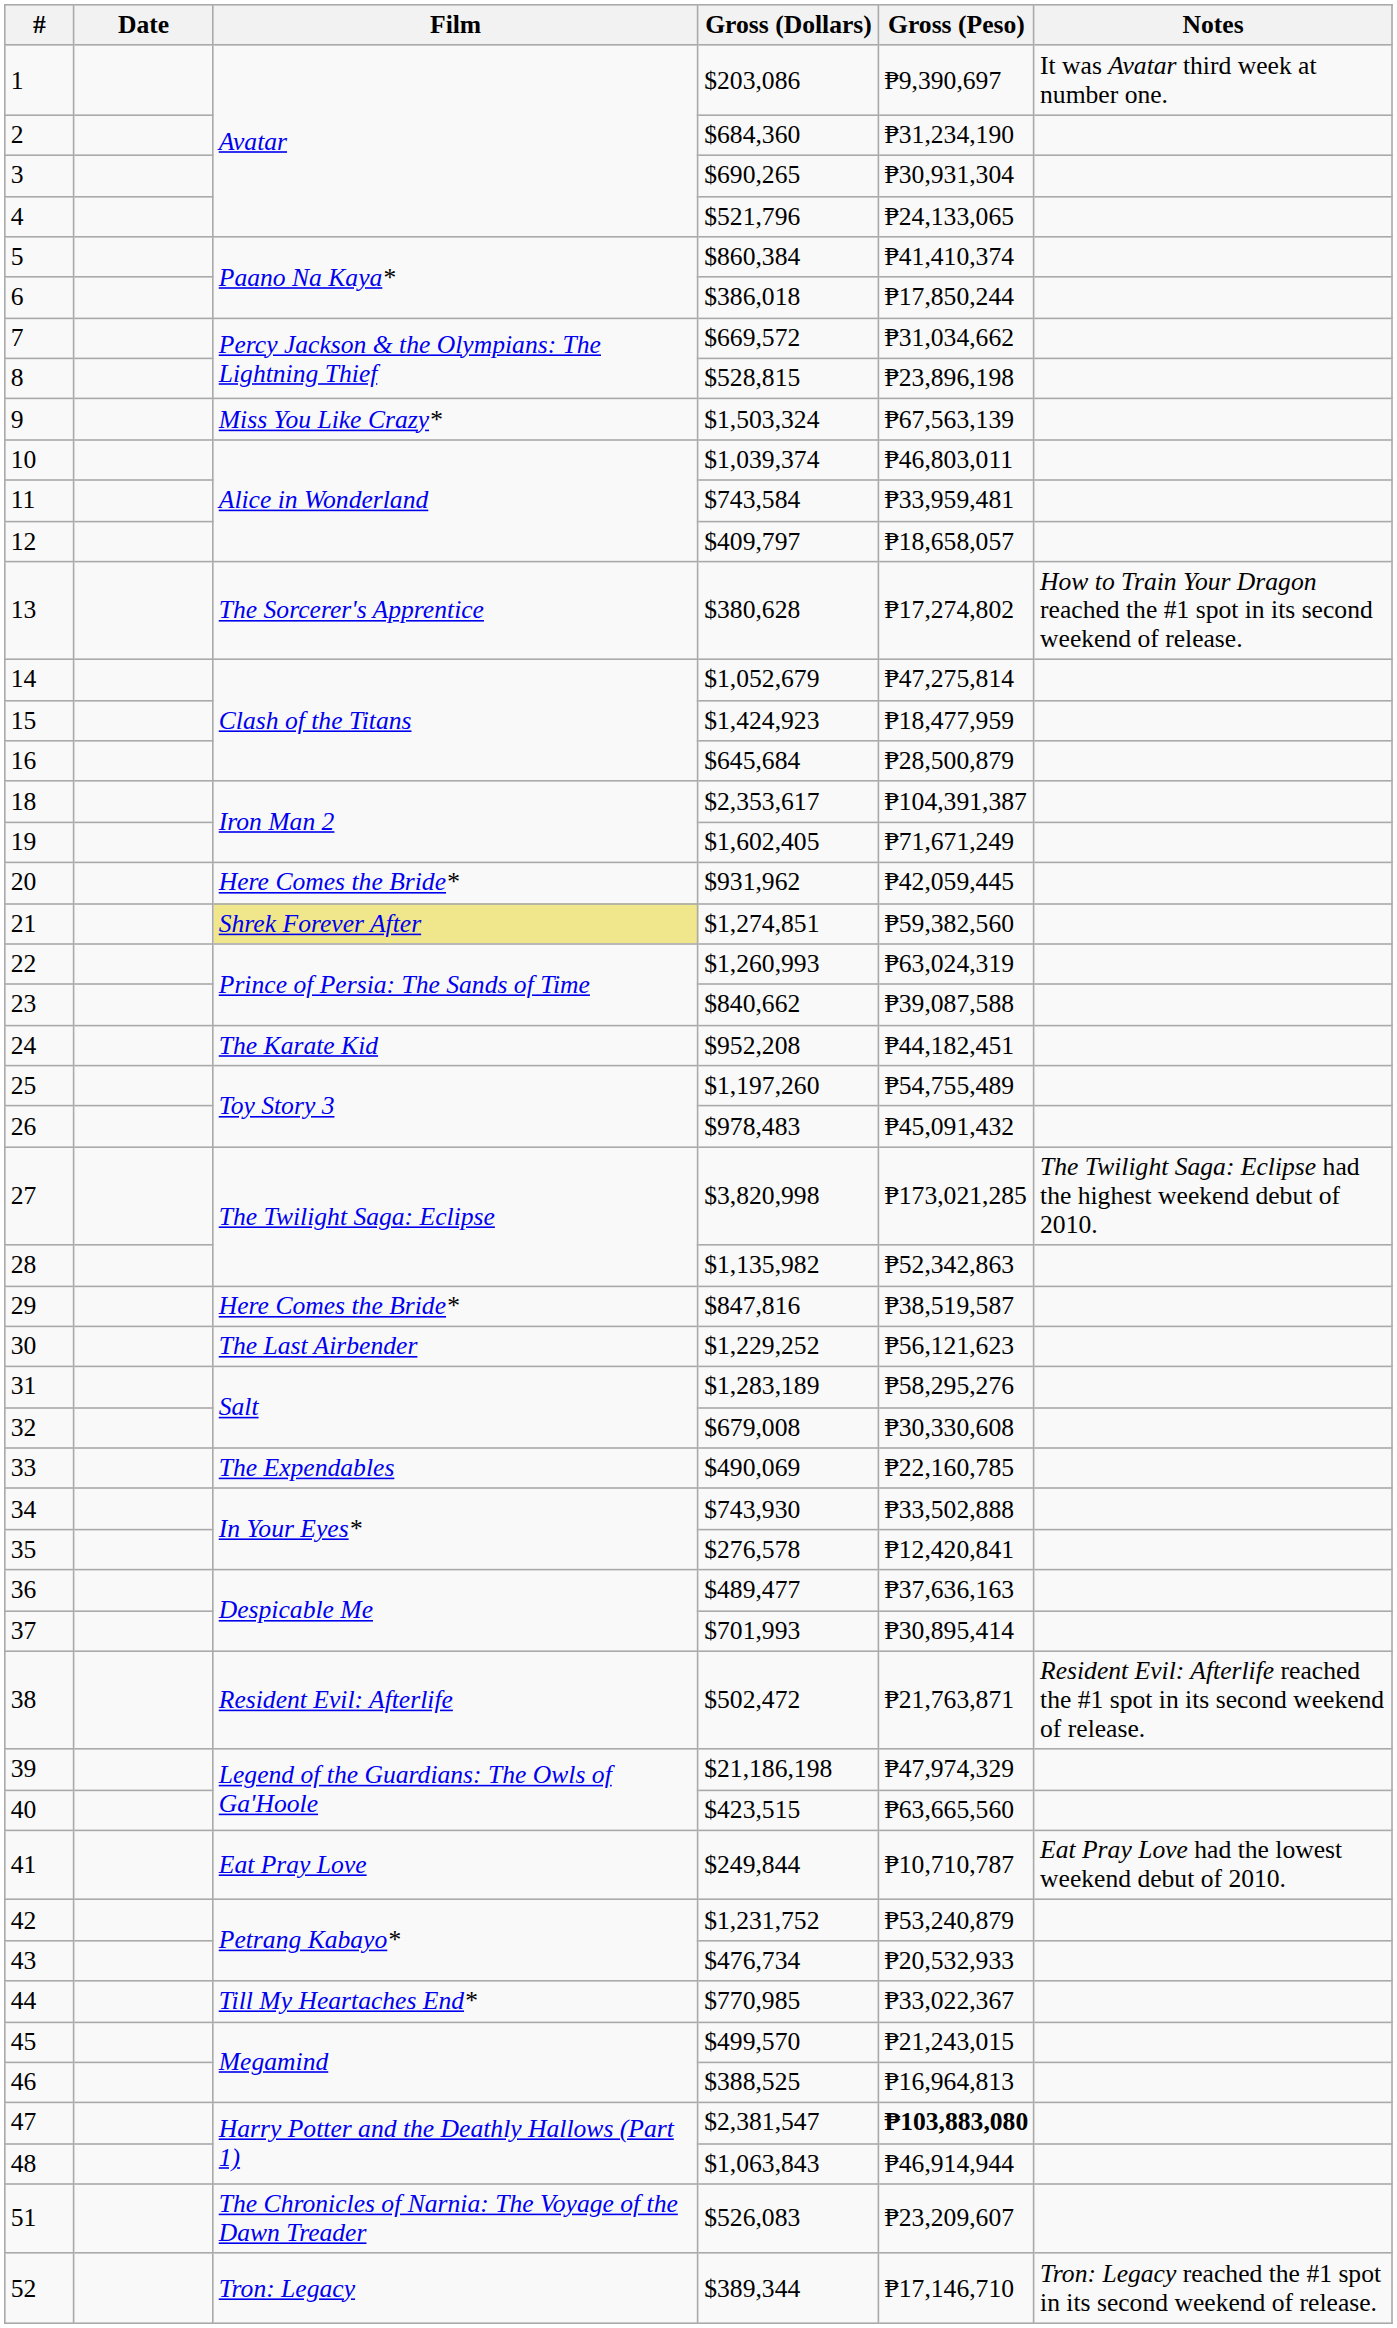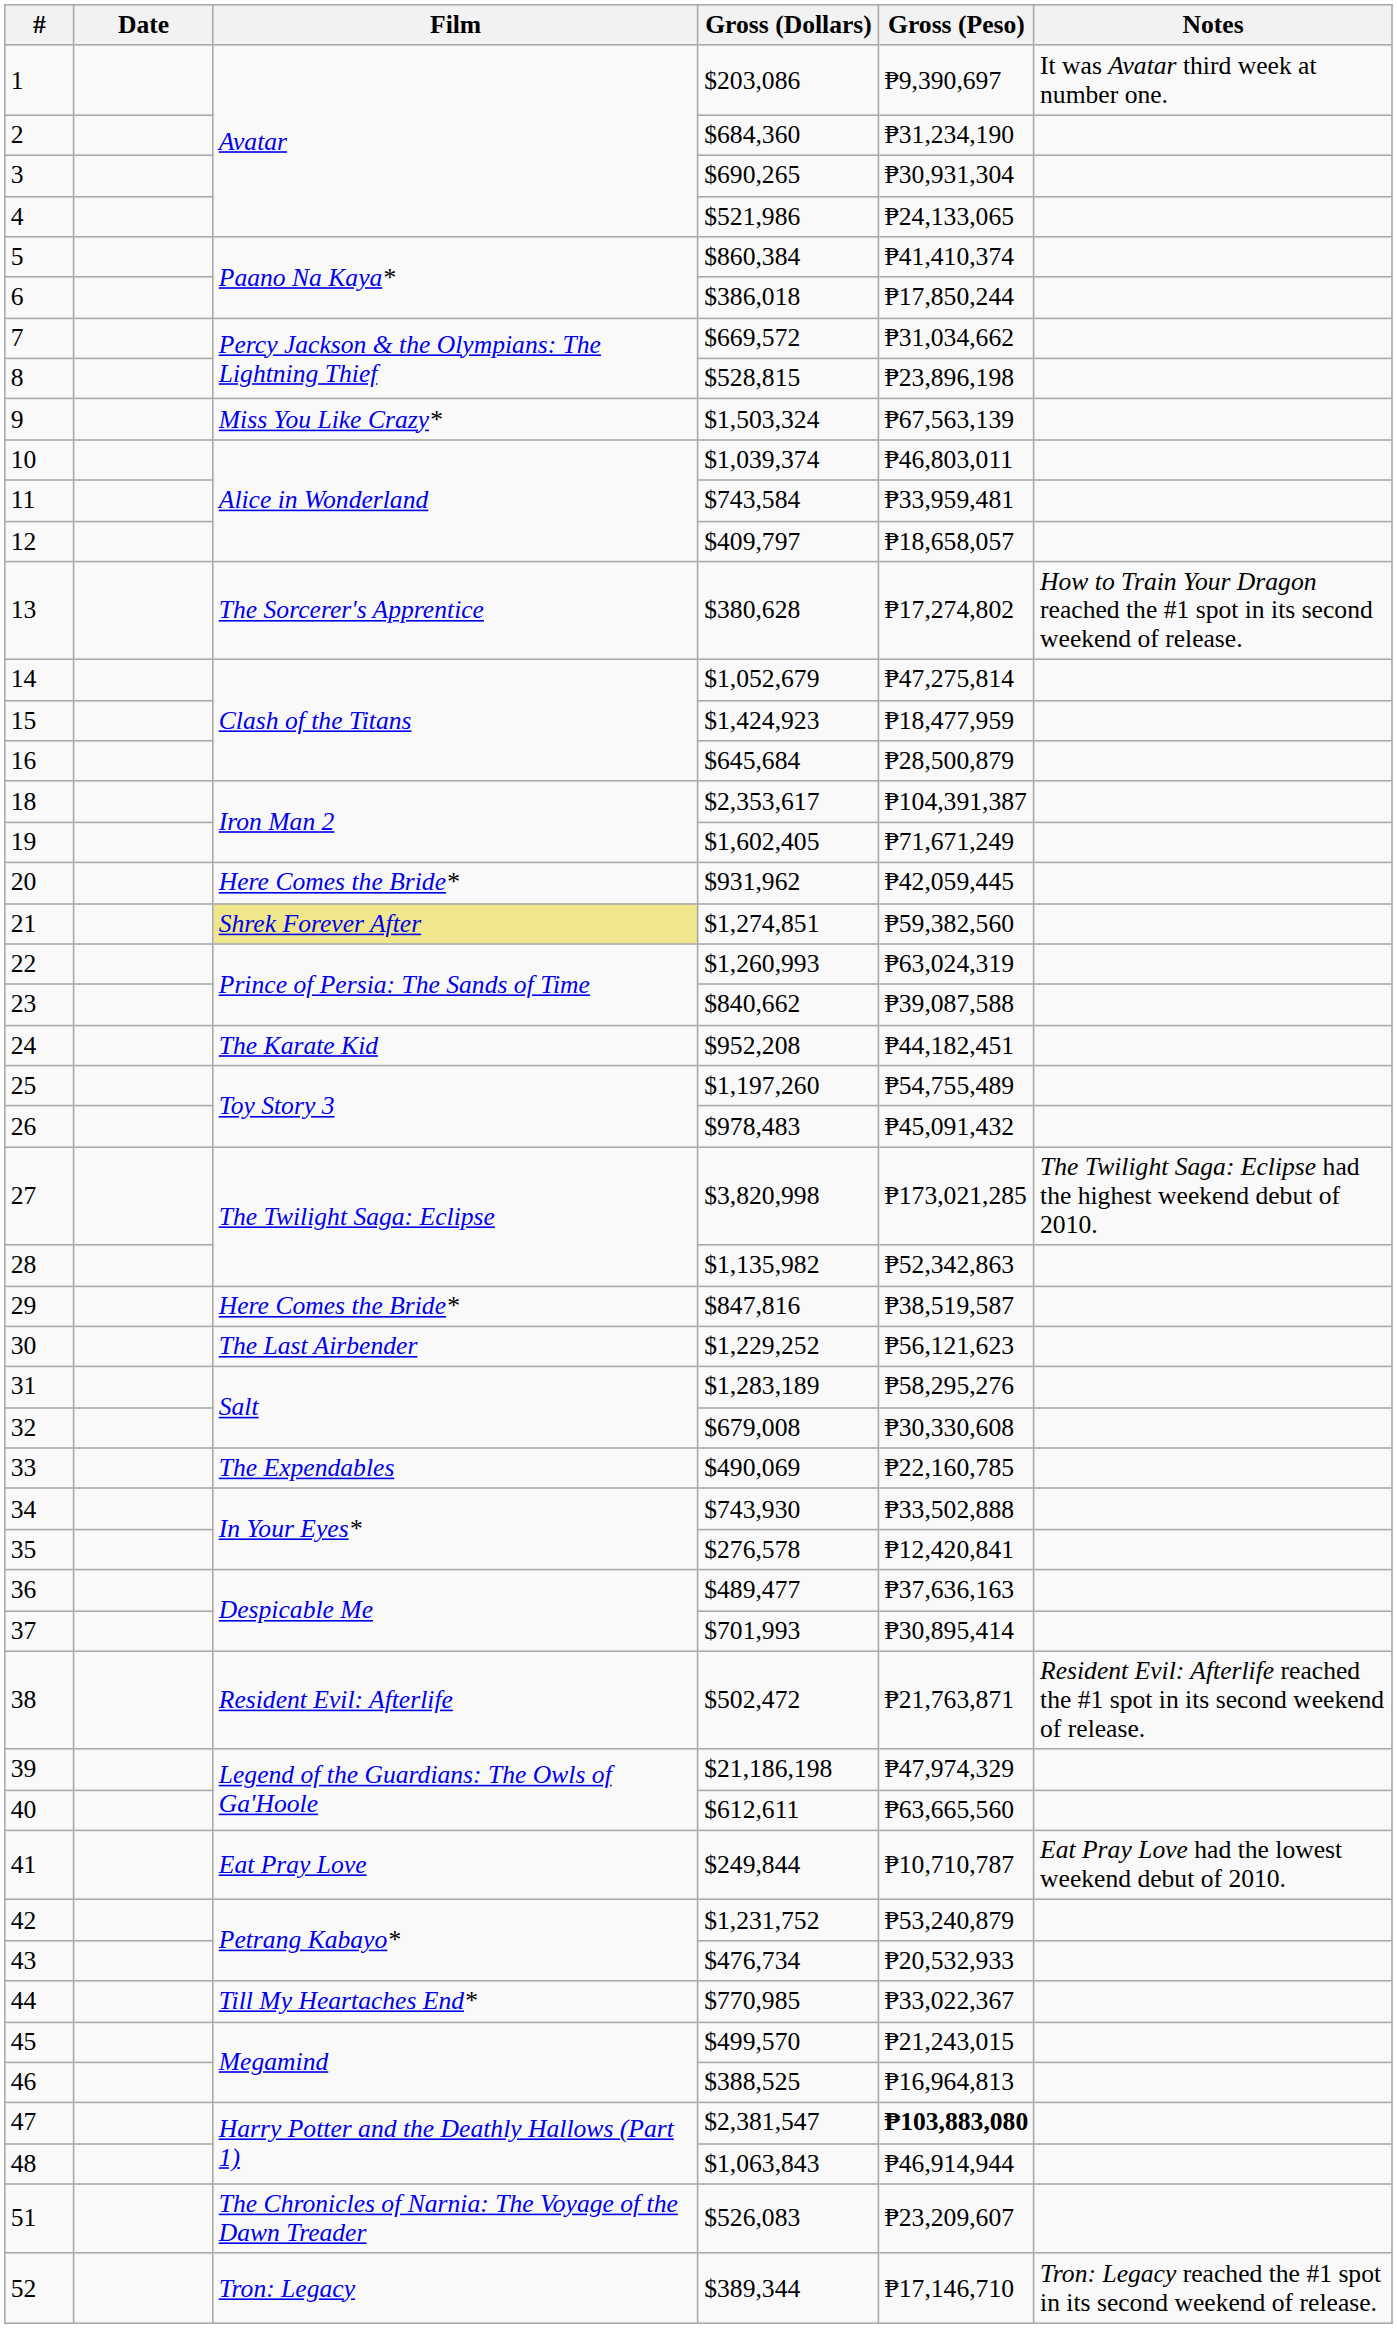(752, 216) $521,796 -> (752, 216) $521,986
(752, 1809) $423,515 -> (752, 1809) $612,611
